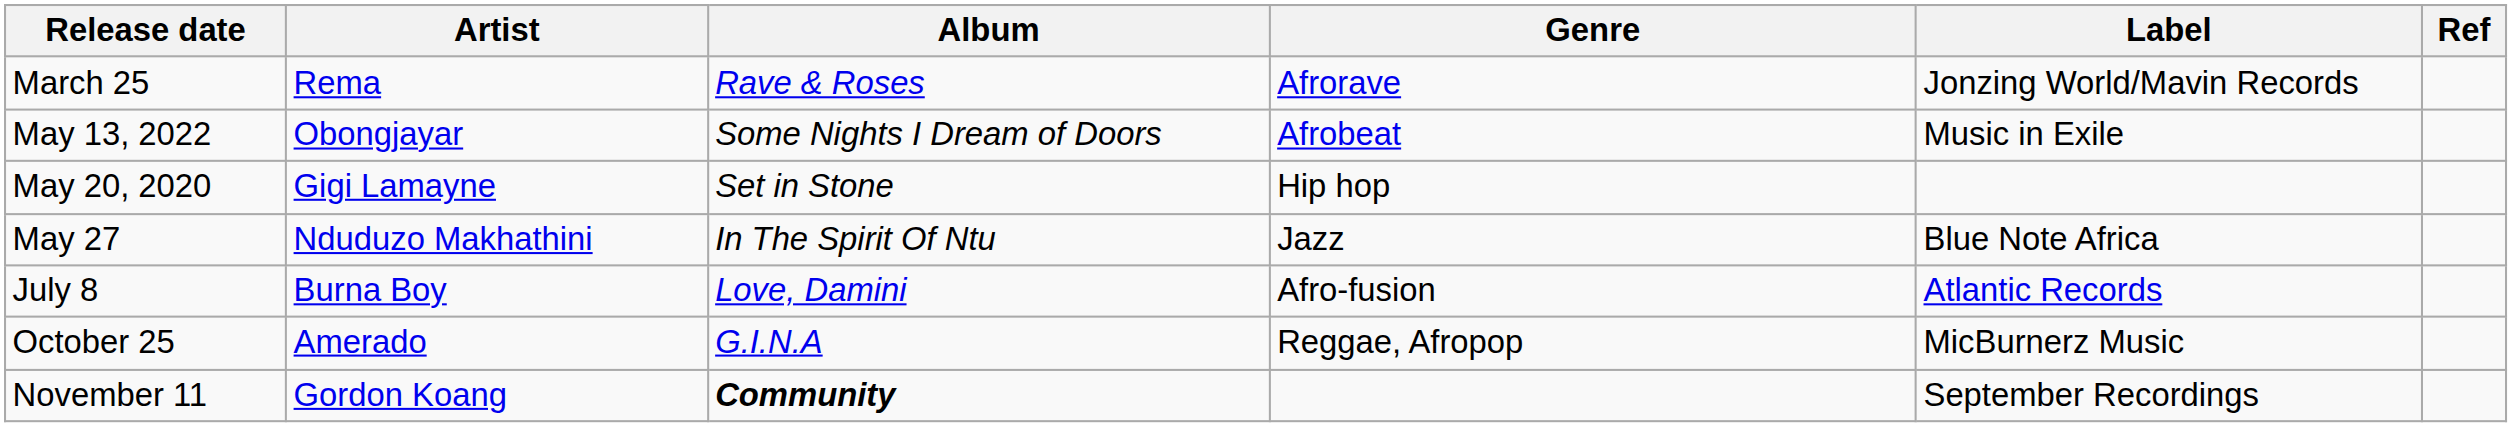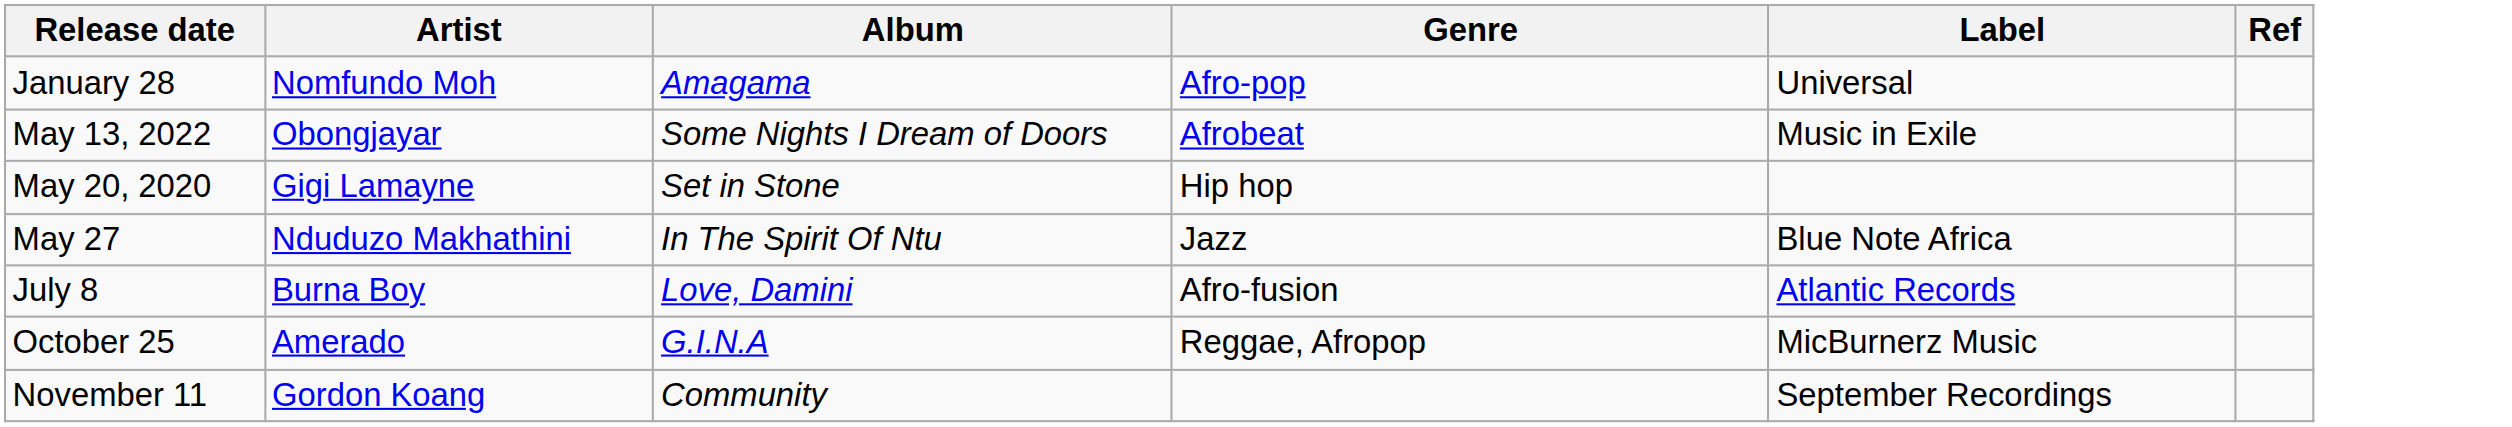+ row: (94, 82)
- row: (81, 82)
(805, 394) bold -> (744, 394) normal
